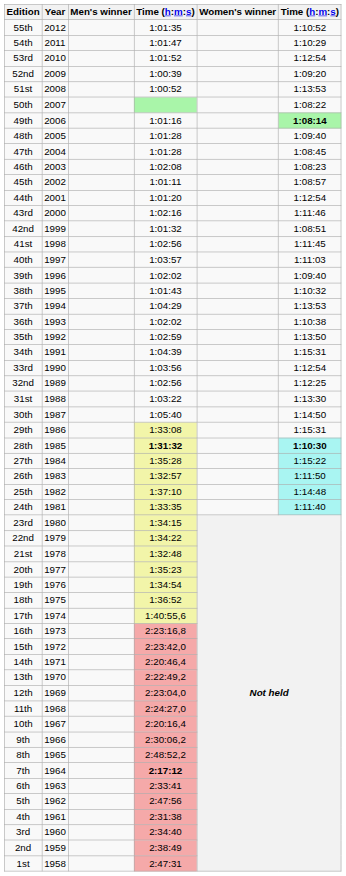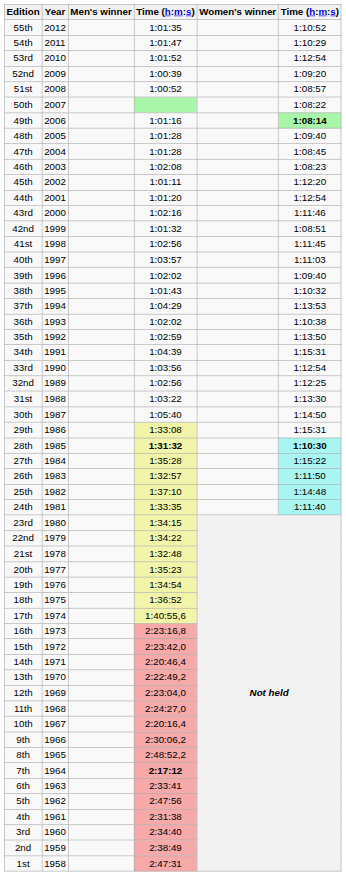(310, 89) 1:13:53 -> (310, 89) 1:08:57
(310, 182) 1:08:57 -> (310, 182) 1:12:20
